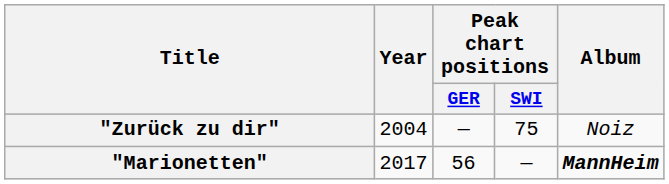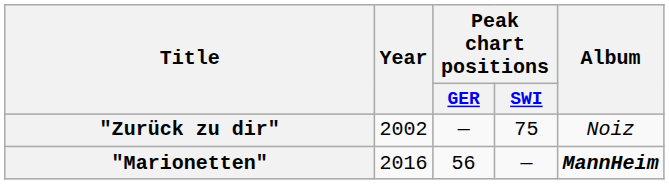(403, 130) 2004 -> (403, 130) 2002
(403, 163) 2017 -> (403, 163) 2016
